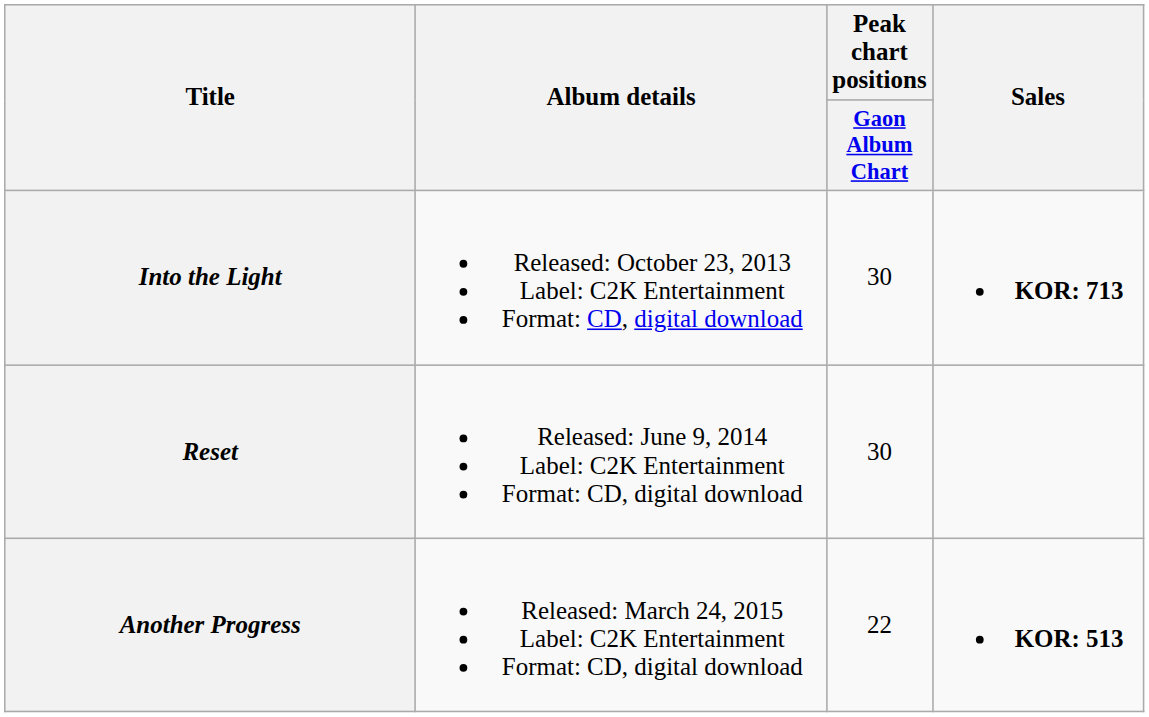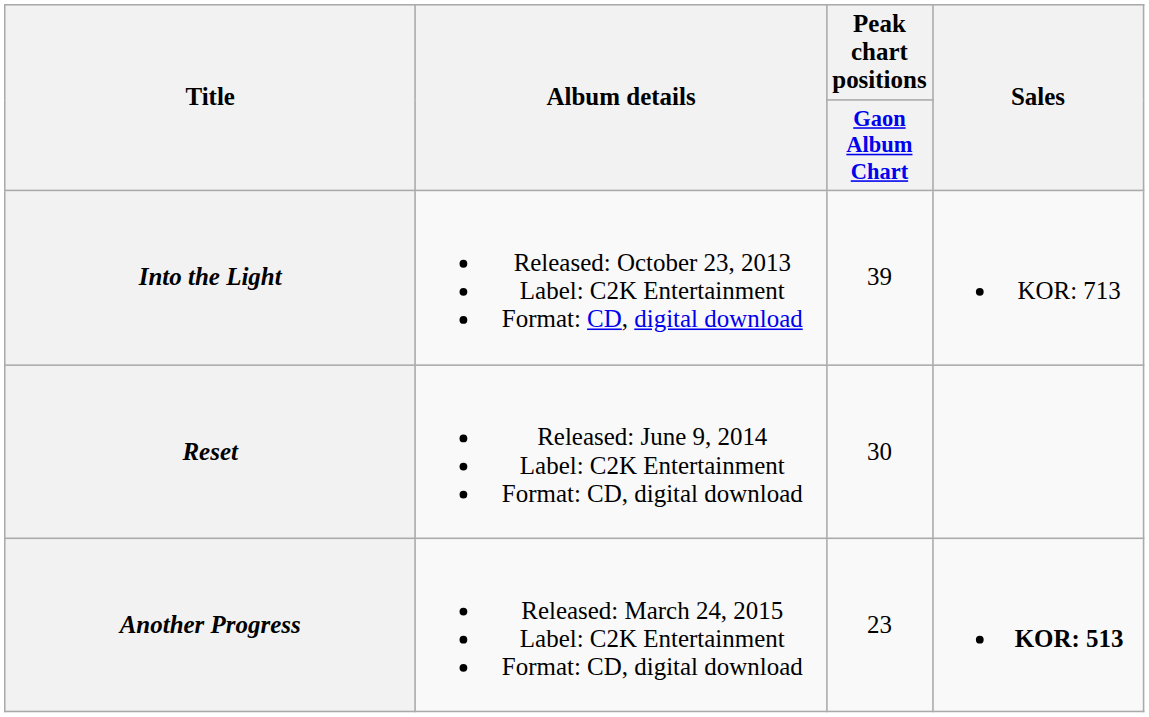(879, 277) 30 -> (879, 277) 39
(1038, 292) bold -> (1038, 292) normal
(879, 624) 22 -> (879, 624) 23
